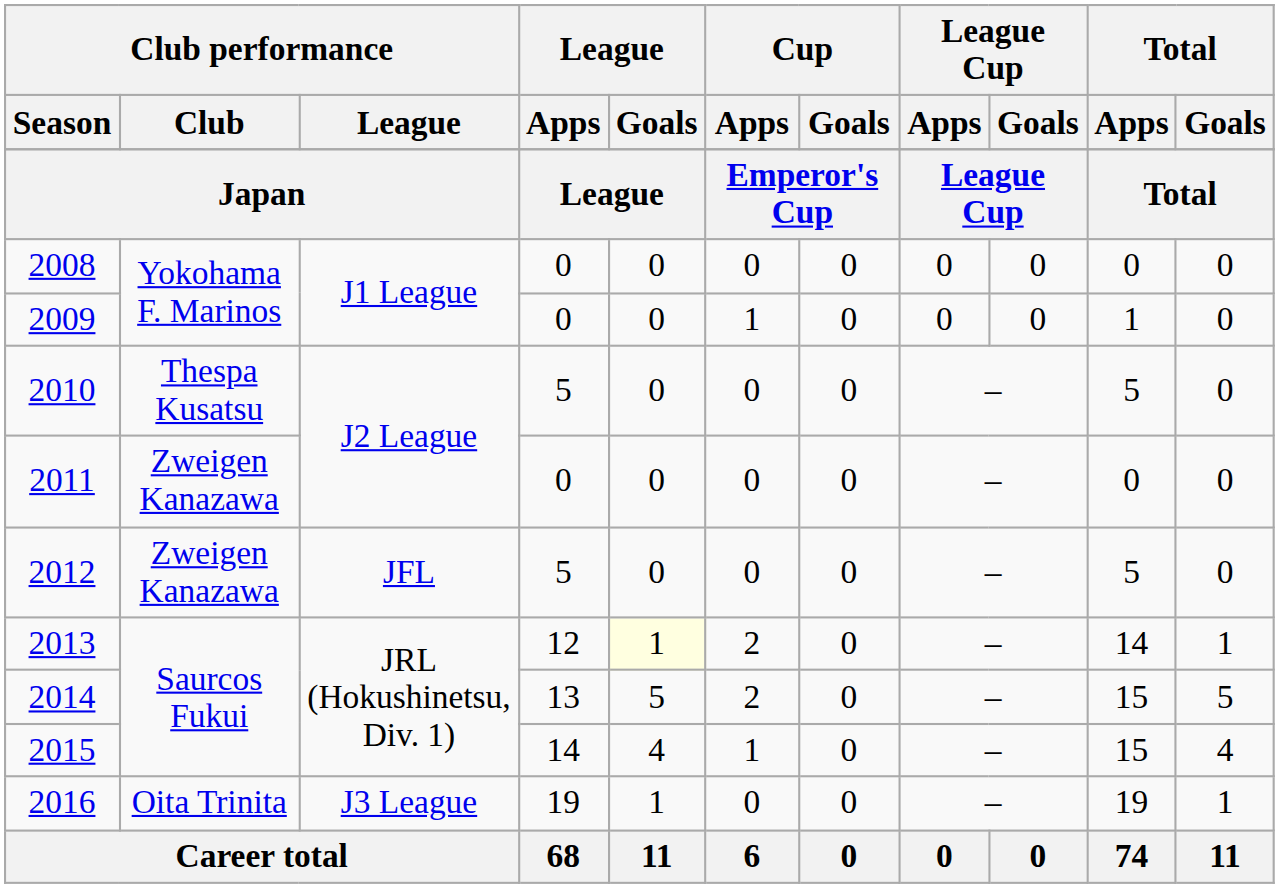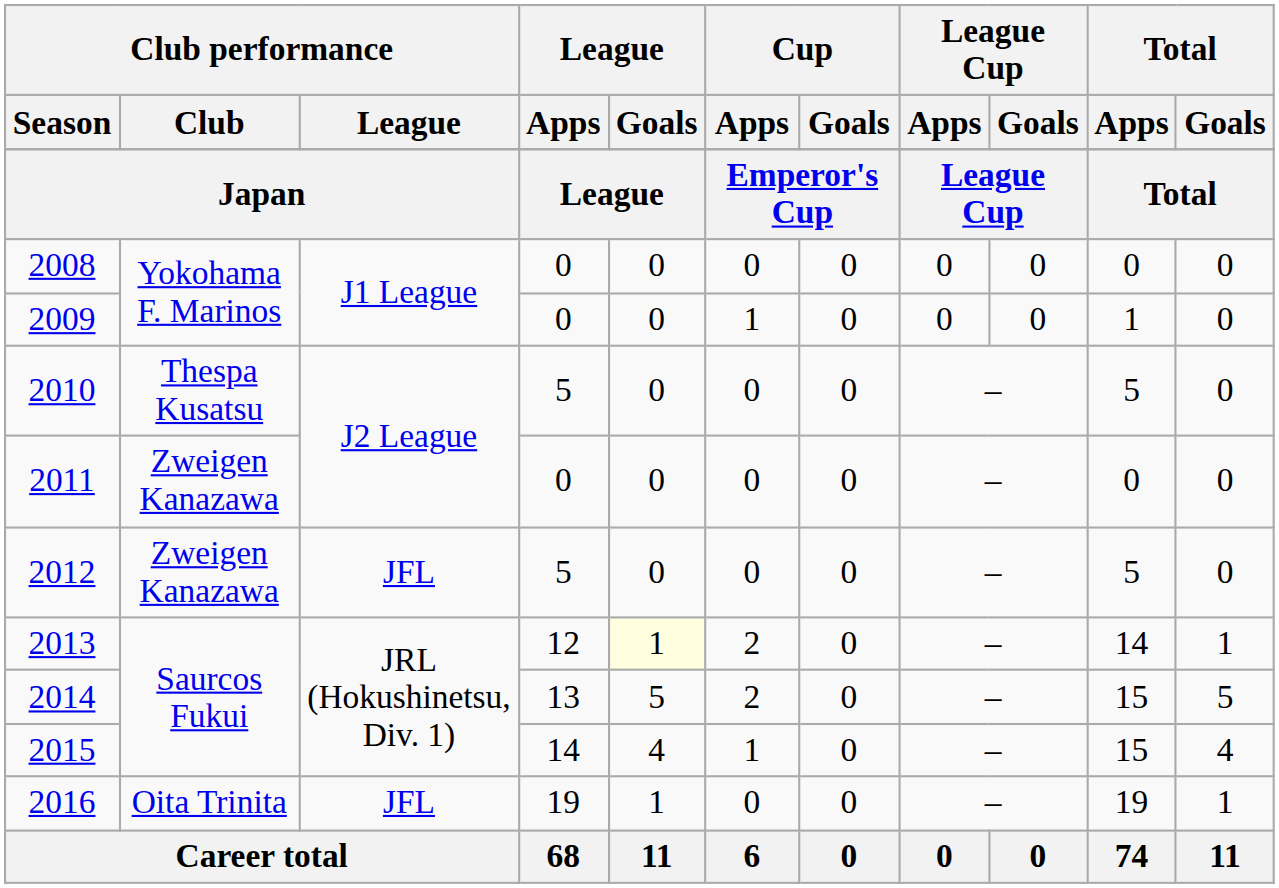(409, 802) J3 League -> (409, 802) JFL
